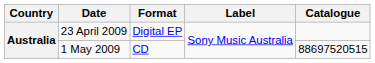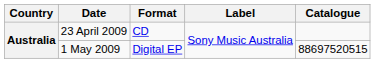(157, 31) Digital EP -> (141, 31) CD
(141, 49) CD -> (157, 49) Digital EP
